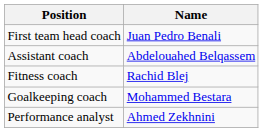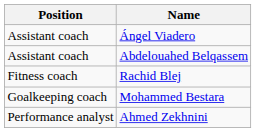- row: (174, 35)
+ row: (157, 35)
